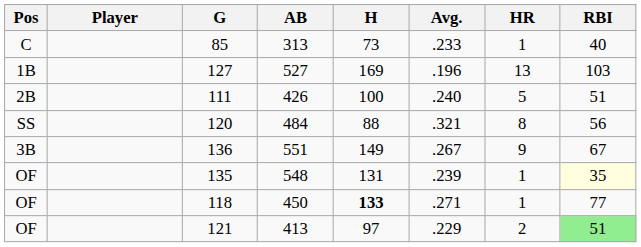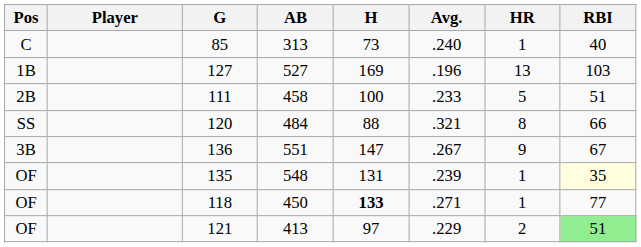(447, 44) .233 -> (447, 44) .240
(295, 96) 426 -> (295, 96) 458
(447, 96) .240 -> (447, 96) .233
(598, 123) 56 -> (598, 123) 66
(371, 149) 149 -> (371, 149) 147
